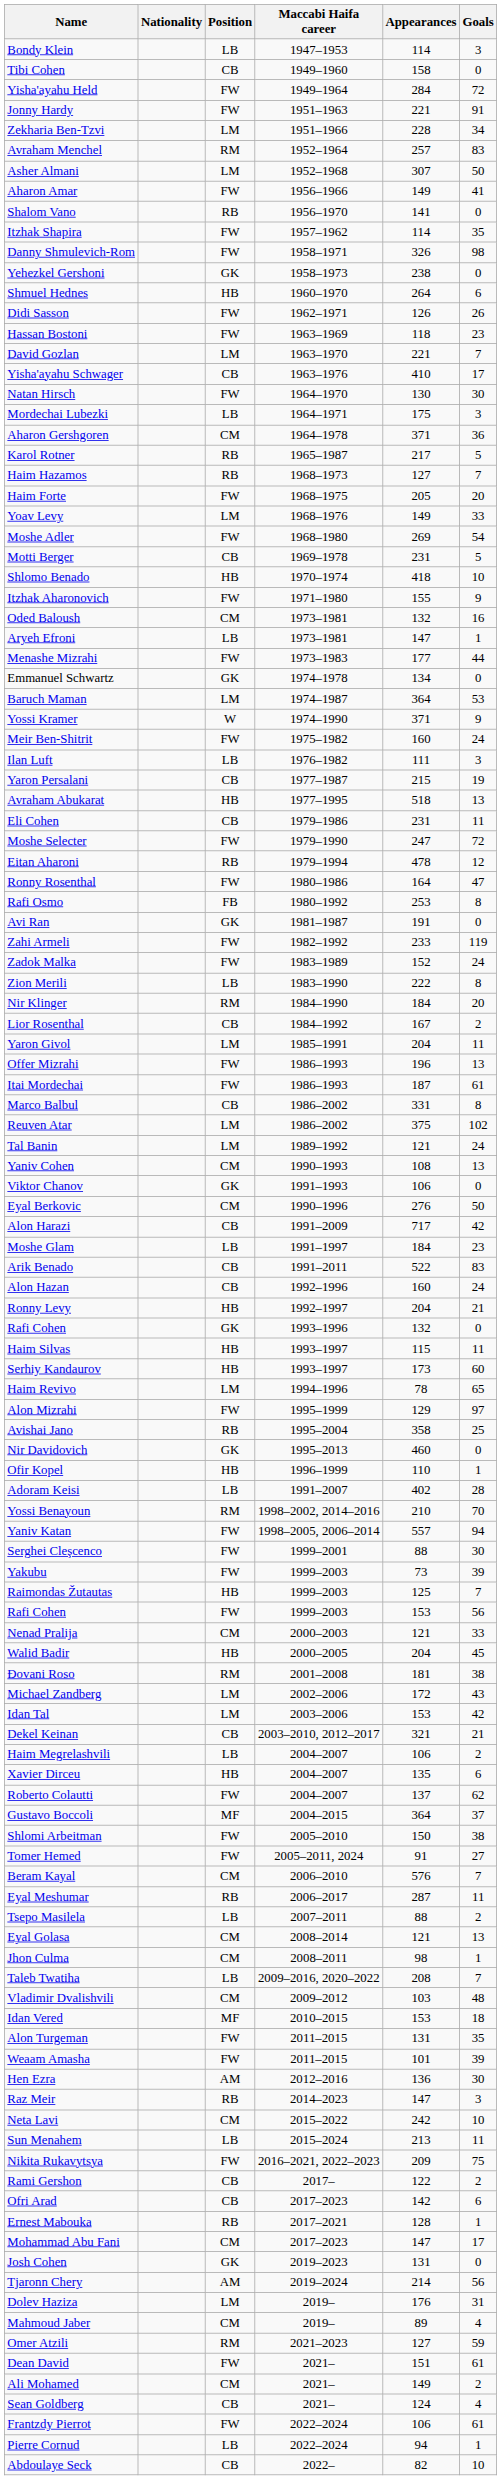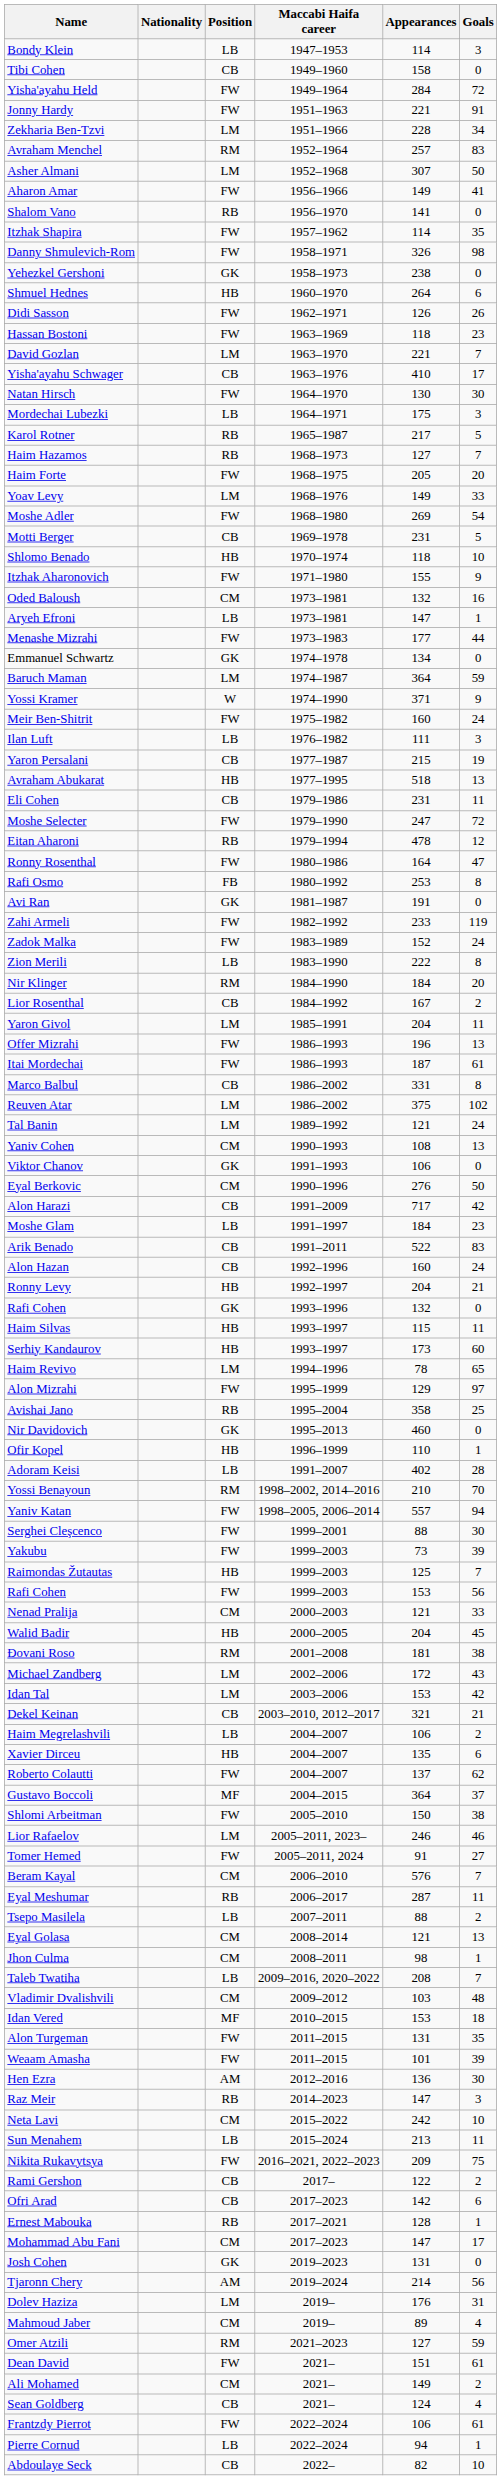- row: (58, 435)
(421, 577) 418 -> (421, 556) 118
(478, 698) 53 -> (478, 678) 59
+ row: (43, 1835)
